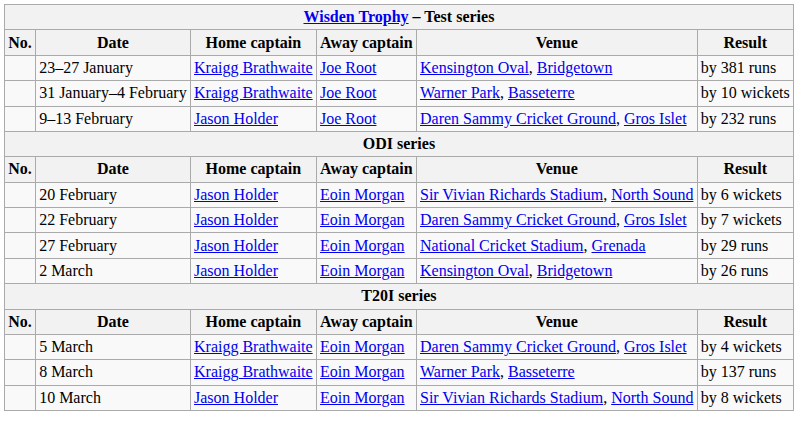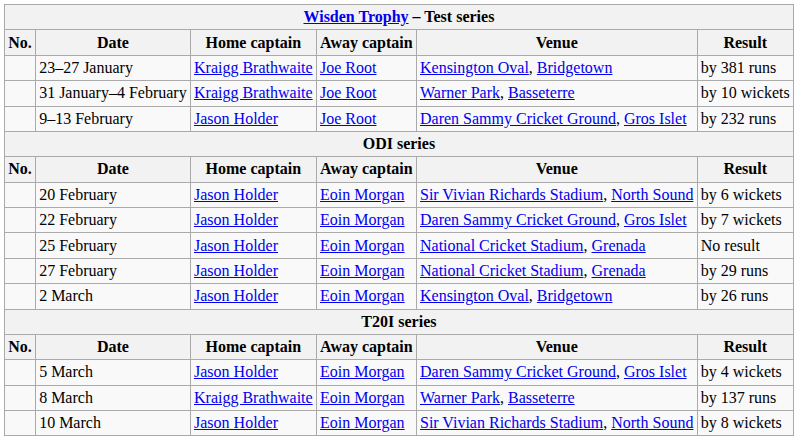+ row: (78, 245)
(253, 347) Kraigg Brathwaite -> (236, 372) Jason Holder
